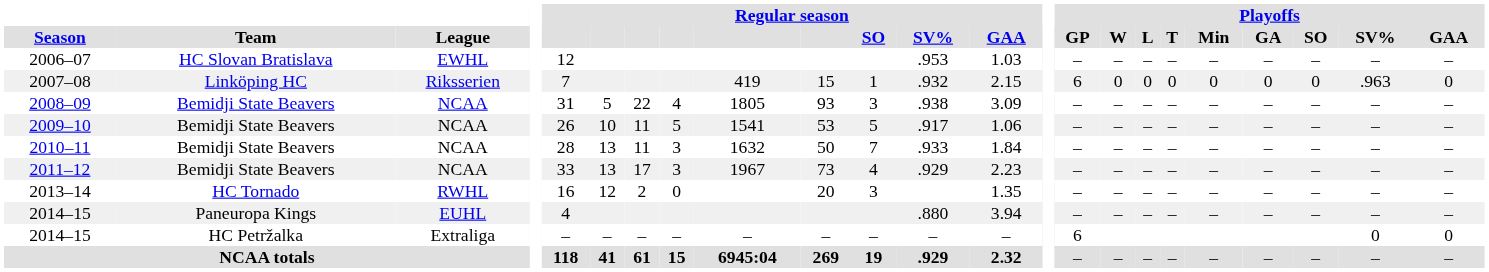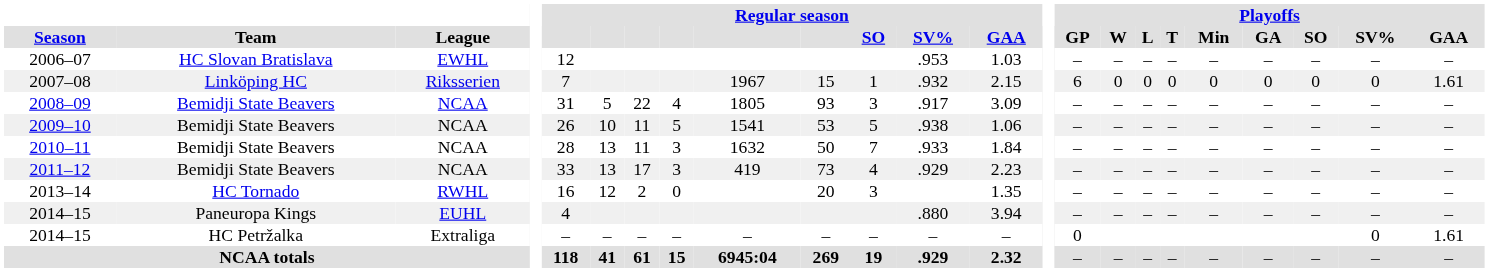(747, 80) 419 -> (747, 80) 1967
(1375, 80) .963 -> (1375, 80) 0
(1449, 80) 0 -> (1449, 80) 1.61
(933, 102) .938 -> (933, 102) .917
(933, 124) .917 -> (933, 124) .938
(747, 168) 1967 -> (747, 168) 419
(1077, 234) 6 -> (1077, 234) 0
(1449, 234) 0 -> (1449, 234) 1.61
